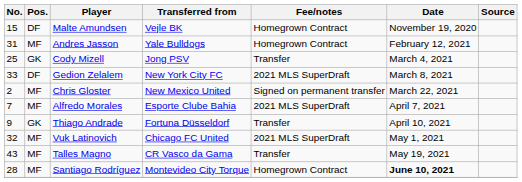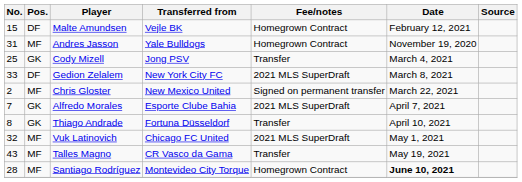(433, 28) November 19, 2020 -> (430, 28) February 12, 2021
(430, 43) February 12, 2021 -> (433, 43) November 19, 2020
(34, 106) MF -> (34, 106) GK
(9, 122) 9 -> (9, 122) 8
